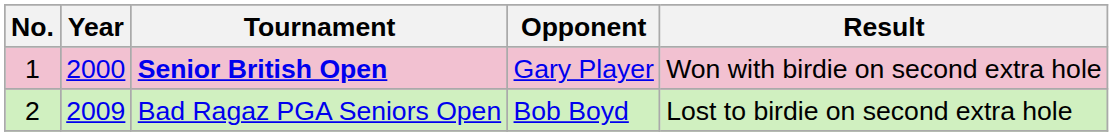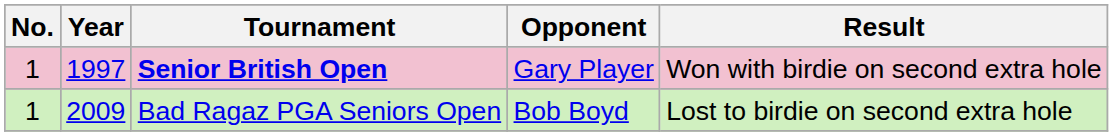(96, 68) 2000 -> (96, 68) 1997
(32, 110) 2 -> (32, 110) 1
